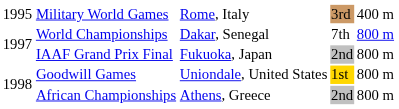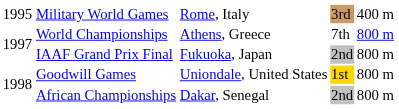(224, 34) Dakar, Senegal -> (225, 34) Athens, Greece
(225, 95) Athens, Greece -> (224, 95) Dakar, Senegal
